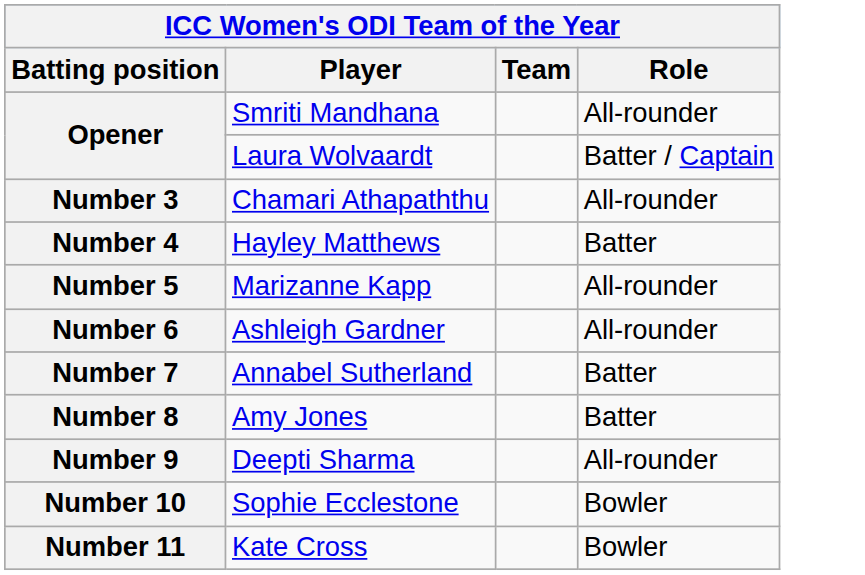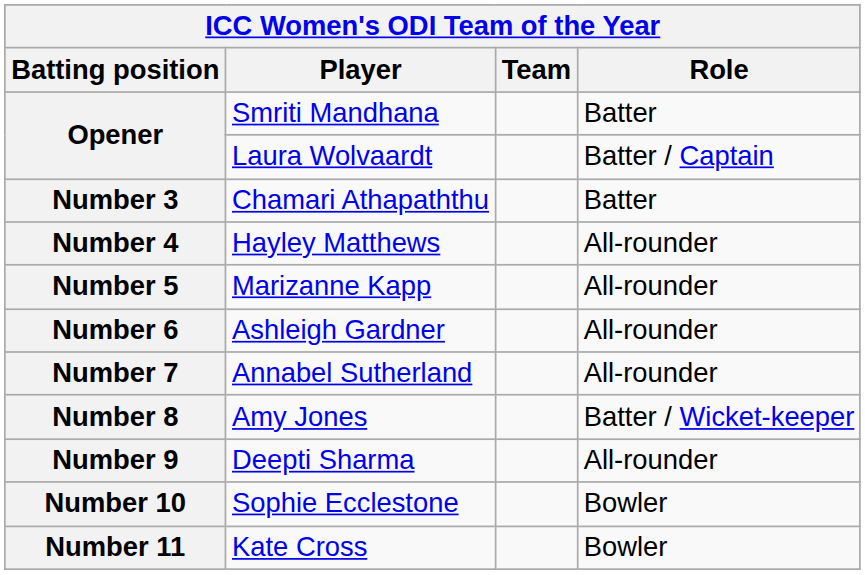(651, 112) All-rounder -> (620, 112) Batter
(651, 199) All-rounder -> (620, 199) Batter
(620, 243) Batter -> (651, 243) All-rounder
(620, 373) Batter -> (651, 373) All-rounder
(620, 416) Batter -> (719, 416) Batter / Wicket-keeper
